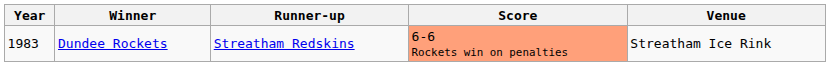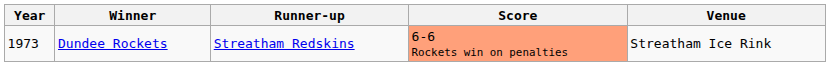(23, 44) 1983 -> (23, 44) 1973
